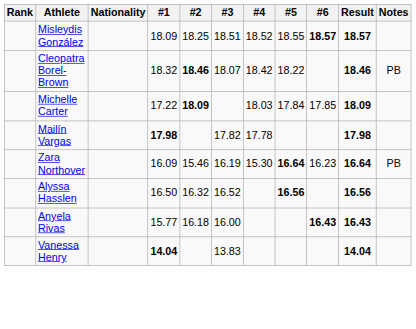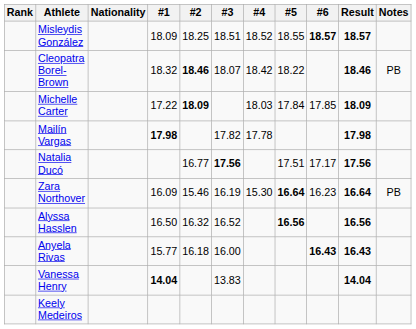+ row: (55, 164)
+ row: (60, 309)
